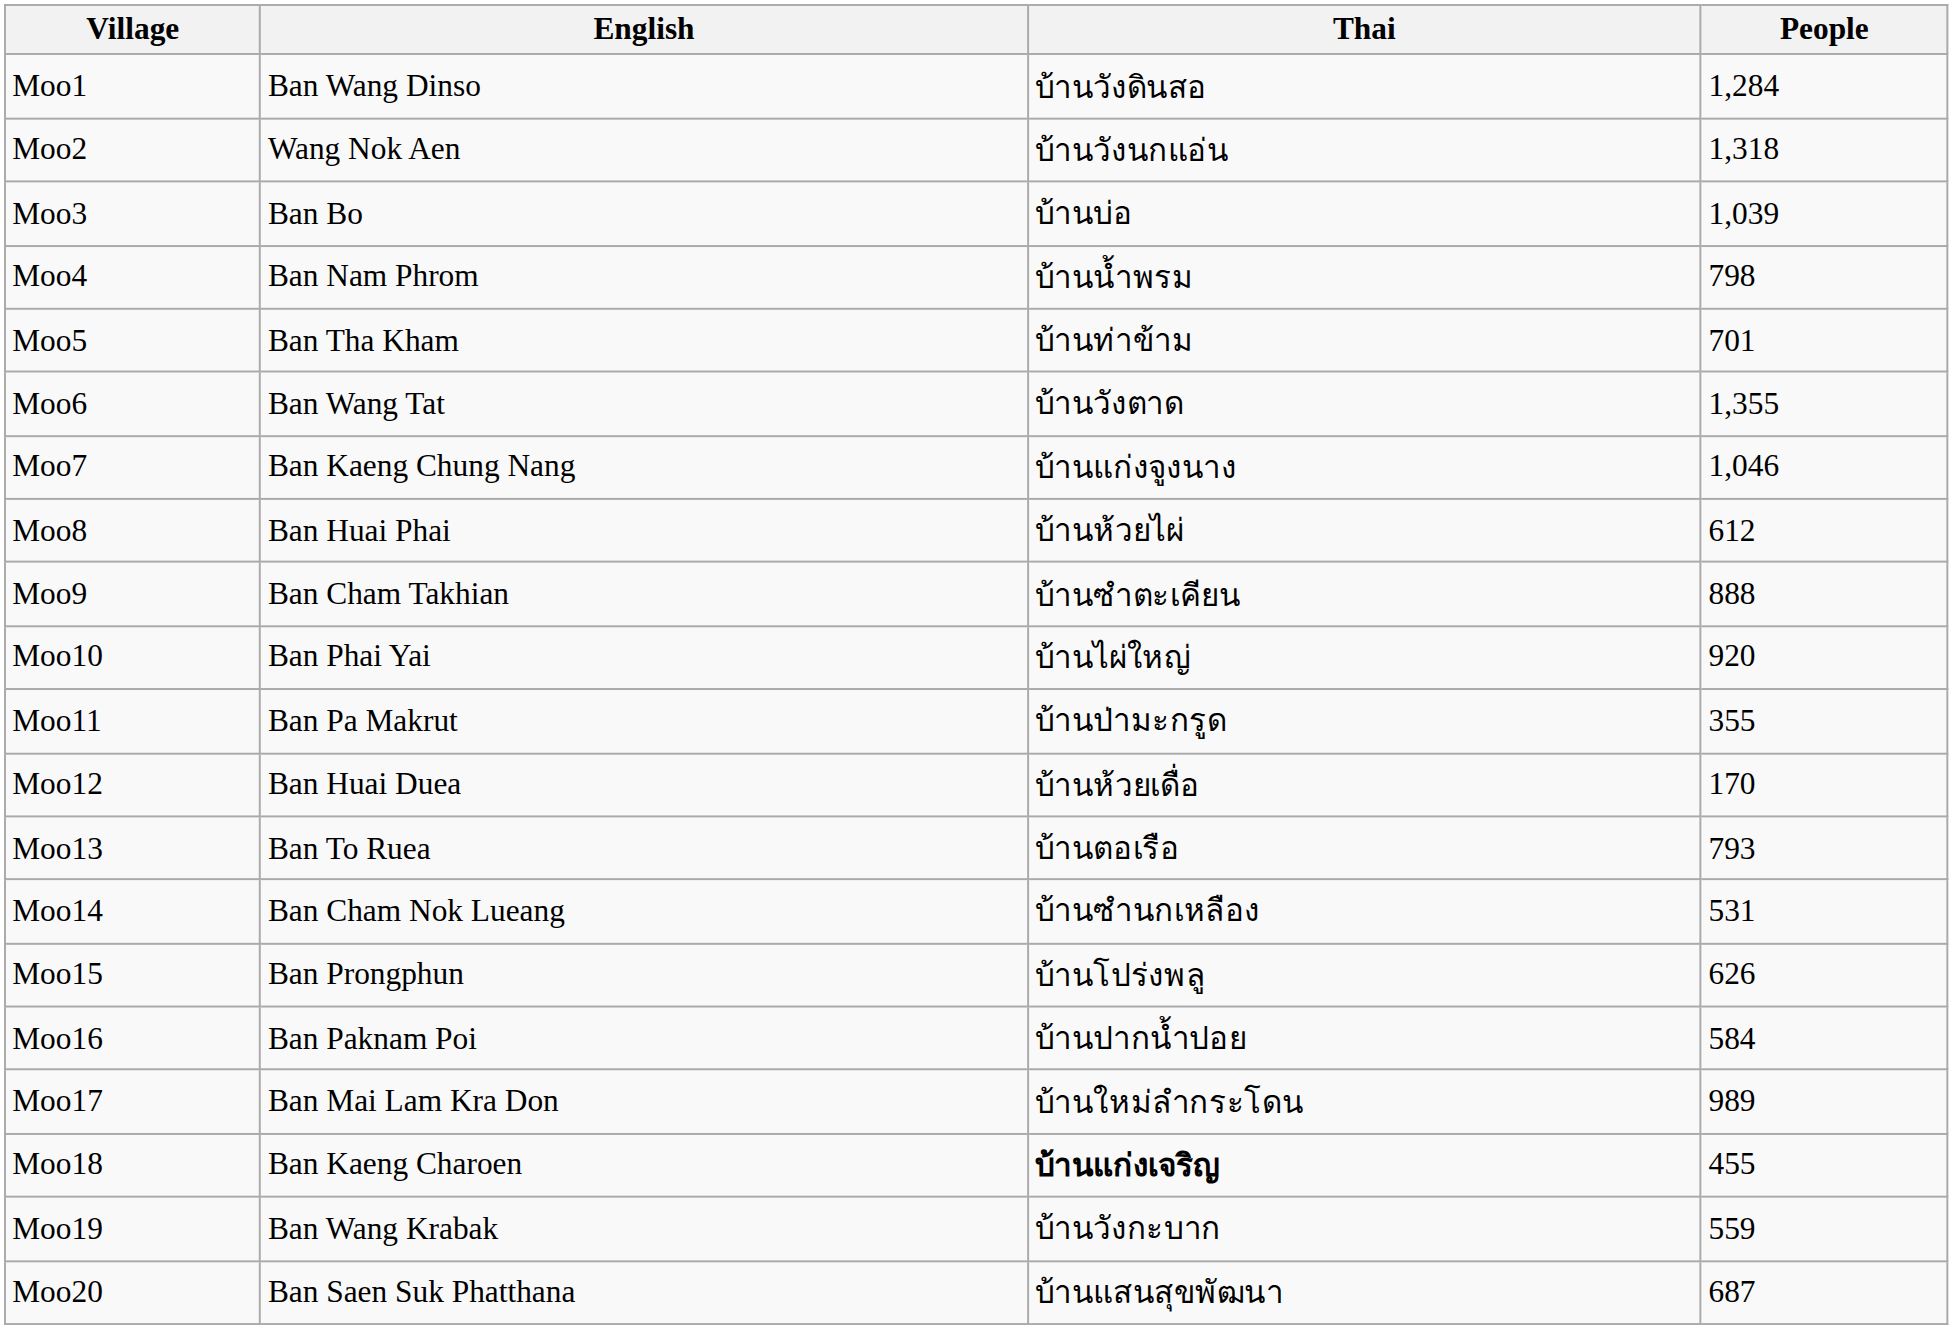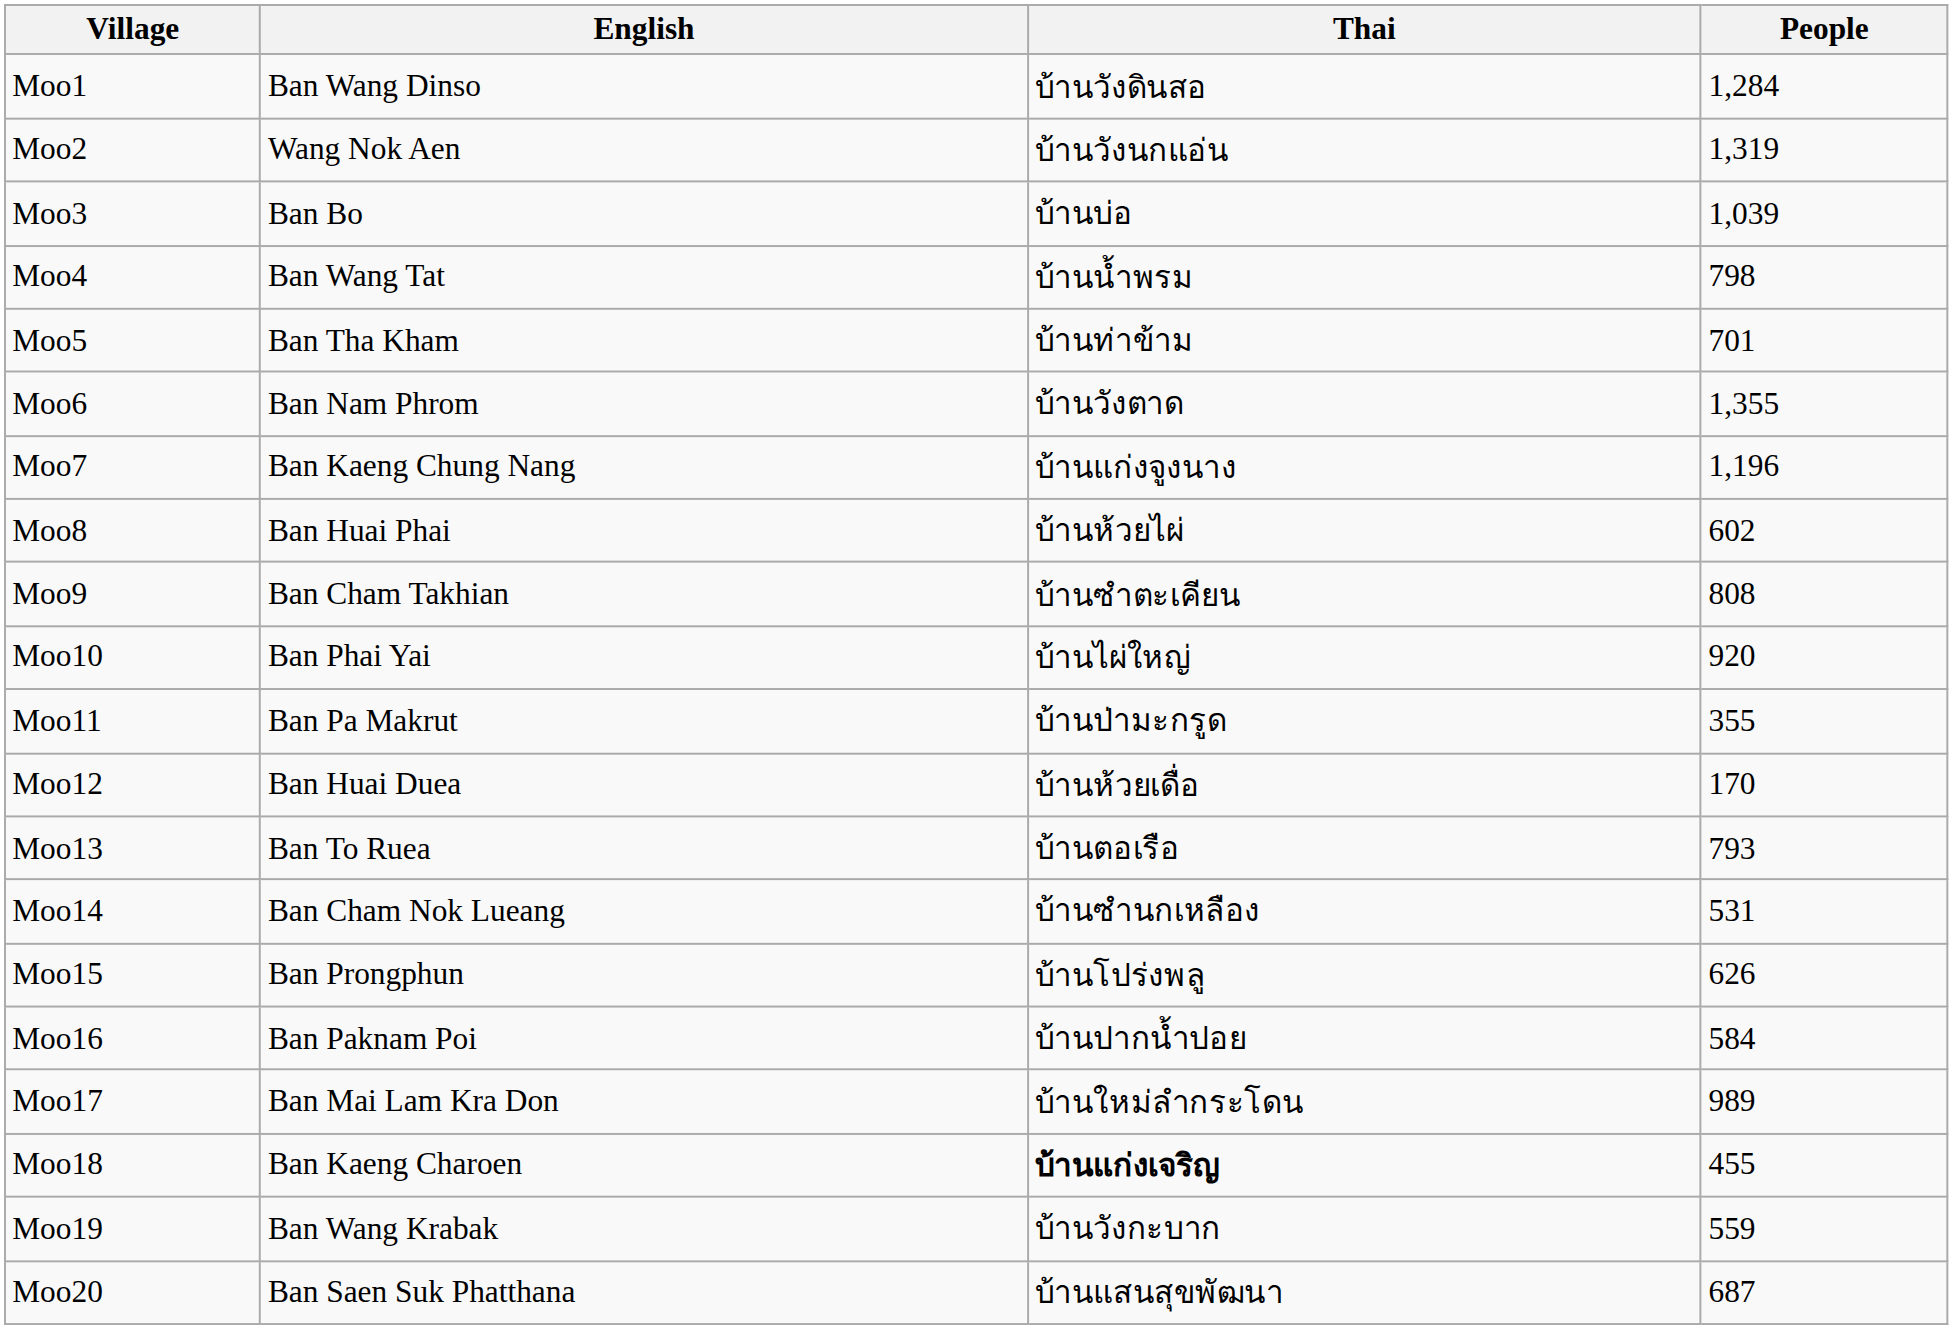(1744, 149) 1,318 -> (1744, 149) 1,319
(373, 276) Ban Nam Phrom -> (356, 276) Ban Wang Tat
(356, 403) Ban Wang Tat -> (373, 403) Ban Nam Phrom
(1744, 466) 1,046 -> (1744, 466) 1,196
(1732, 530) 612 -> (1732, 530) 602
(1732, 593) 888 -> (1732, 593) 808
